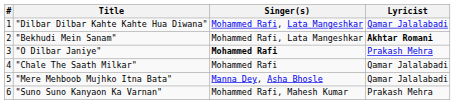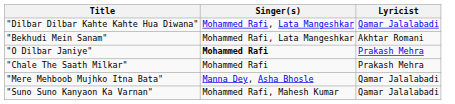- column: (9, 11)
(400, 39) bold -> (391, 39) normal
(408, 66) Qamar Jalalabadi -> (391, 66) Prakash Mehra
(400, 93) Prakash Mehra -> (399, 93) Qamar Jalalabadi
